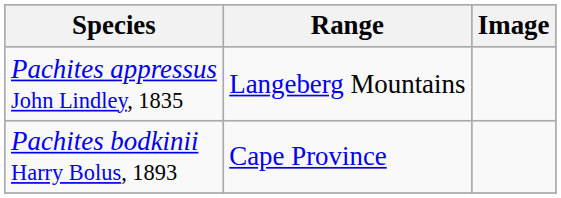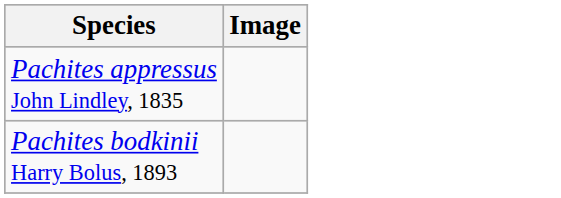- column: (347, 25)
